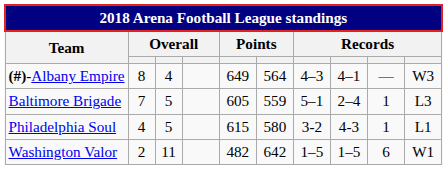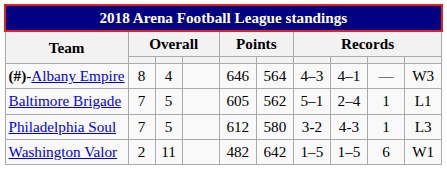(238, 76) 649 -> (238, 76) 646
(275, 101) 559 -> (275, 101) 562
(423, 101) L3 -> (423, 101) L1
(142, 126) 4 -> (142, 126) 7
(238, 126) 615 -> (238, 126) 612
(423, 126) L1 -> (423, 126) L3
